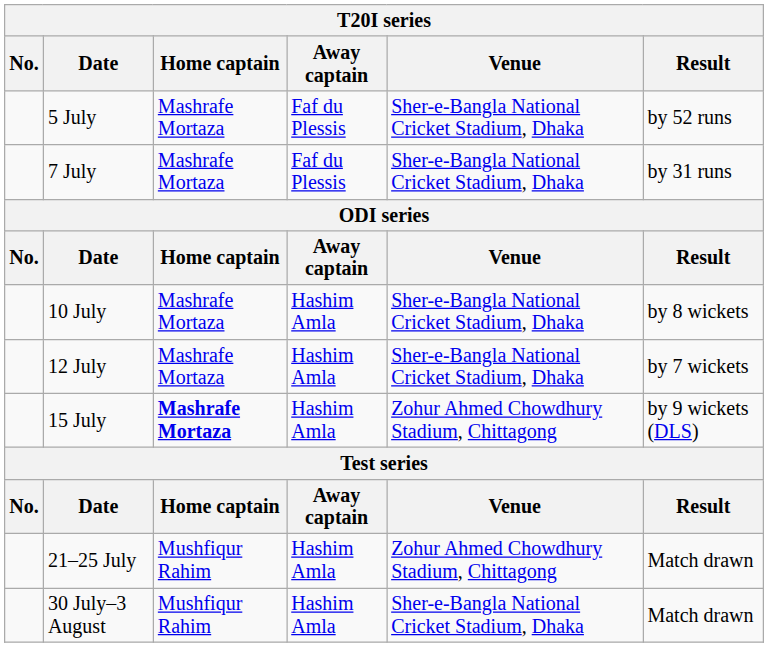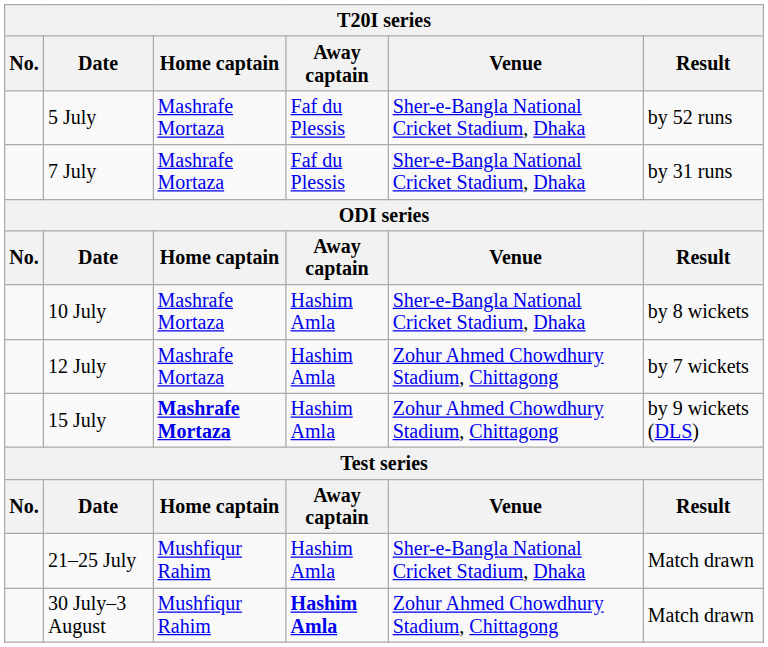(488, 366) Sher-e-Bangla National Cricket Stadium, Dhaka -> (498, 366) Zohur Ahmed Chowdhury Stadium, Chittagong
(497, 560) Zohur Ahmed Chowdhury Stadium, Chittagong -> (489, 560) Sher-e-Bangla National Cricket Stadium, Dhaka
(322, 614) normal -> (324, 614) bold
(488, 614) Sher-e-Bangla National Cricket Stadium, Dhaka -> (498, 614) Zohur Ahmed Chowdhury Stadium, Chittagong
